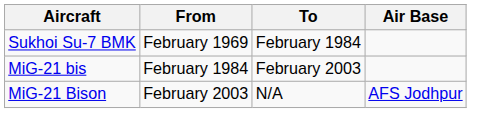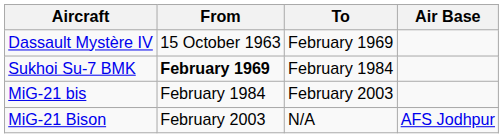+ row: (81, 42)
(196, 42) normal -> (215, 68) bold
